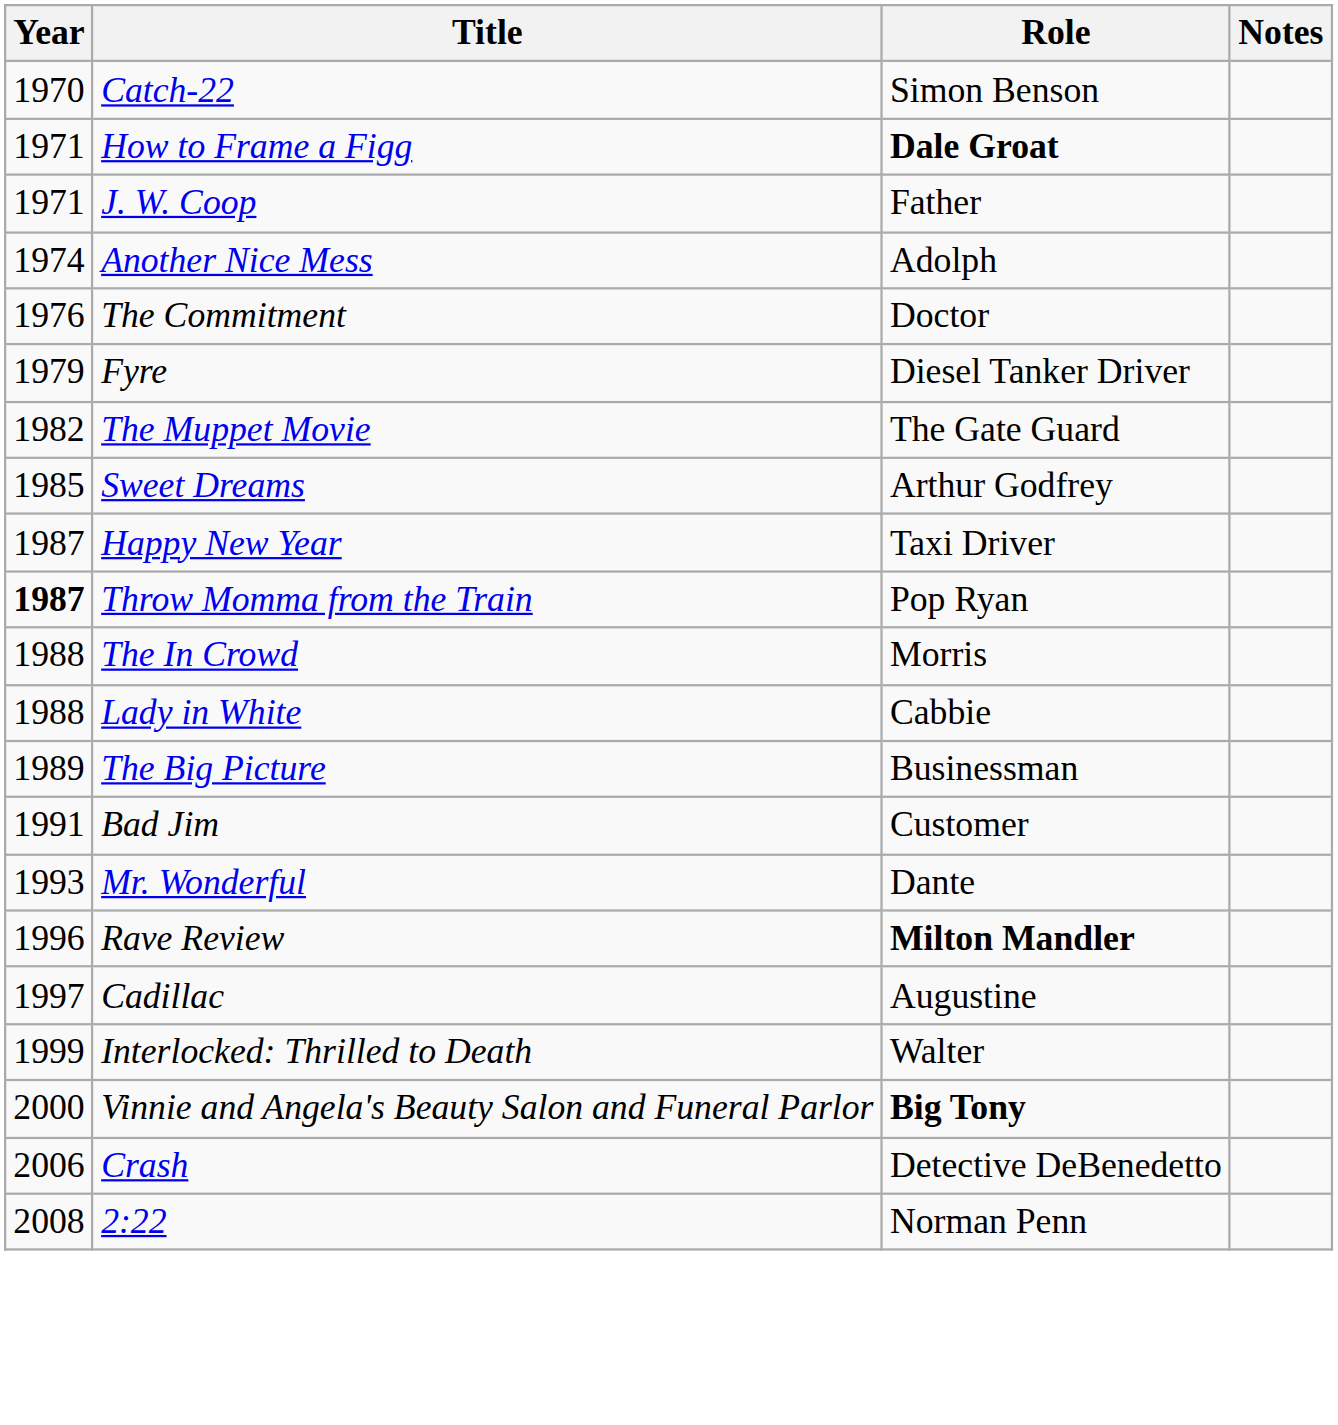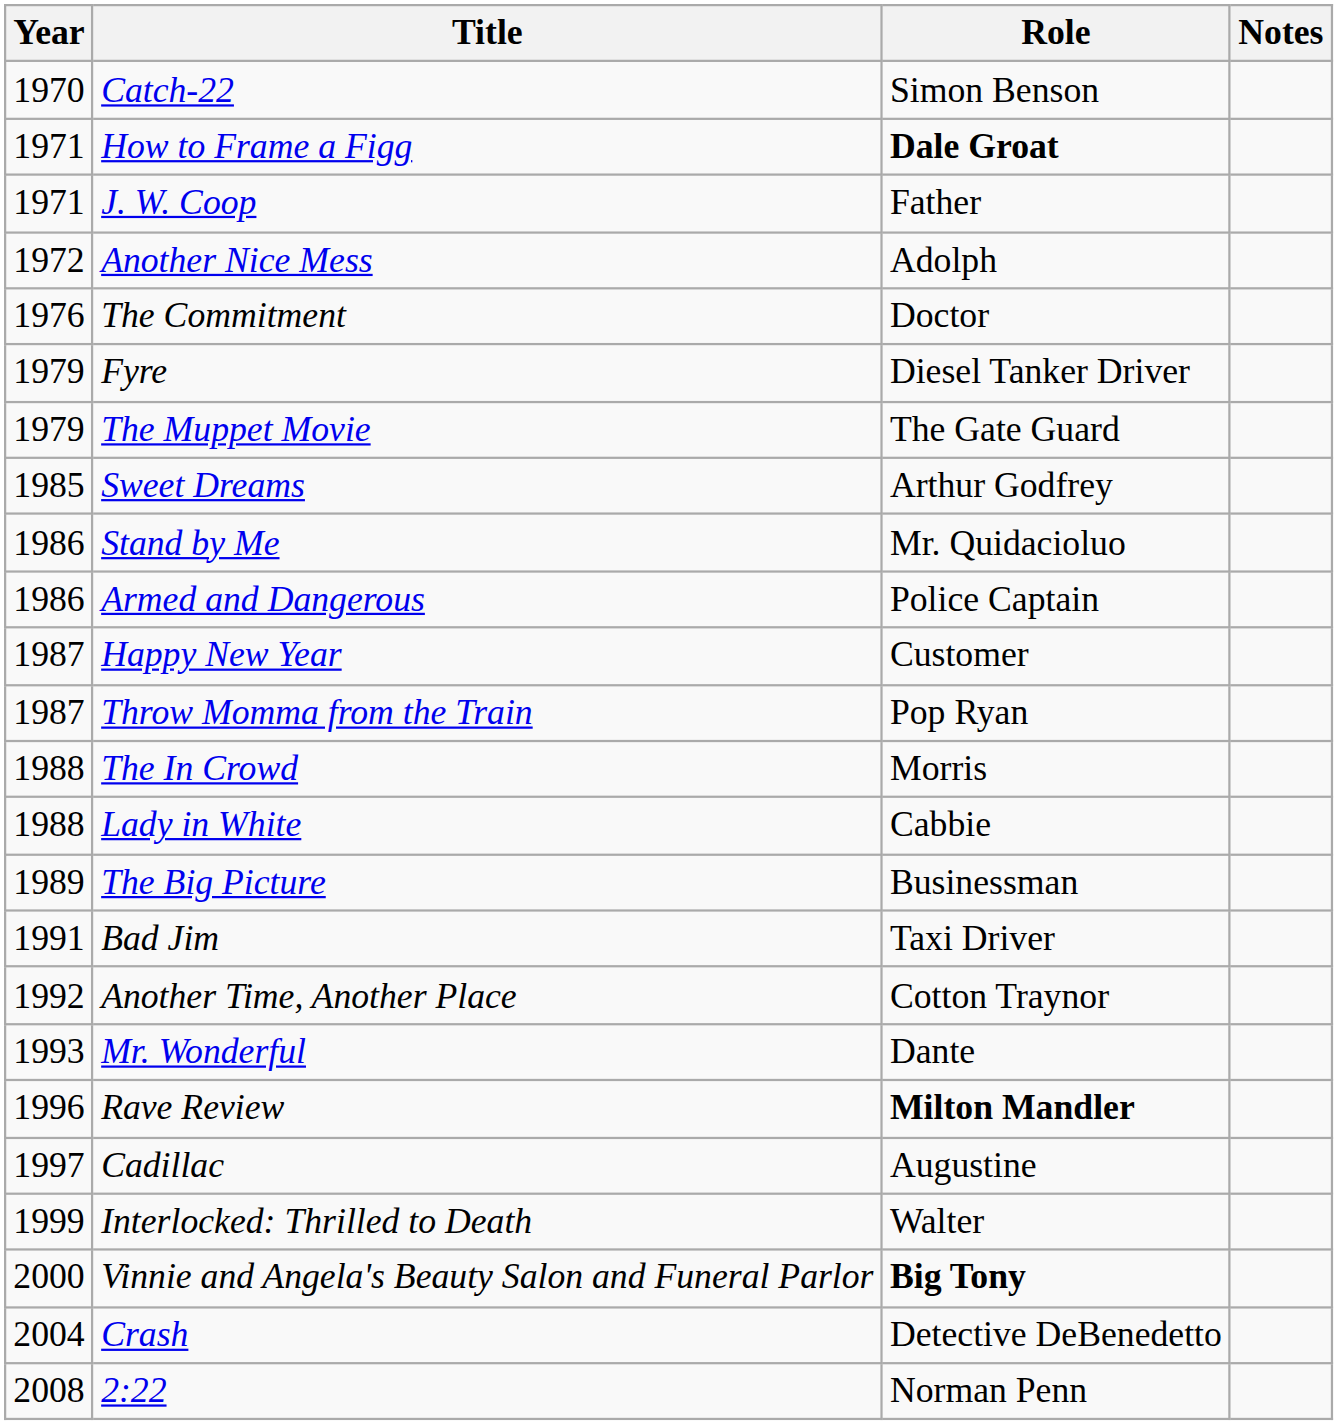(49, 259) 1974 -> (49, 259) 1972
(49, 428) 1982 -> (49, 428) 1979
+ row: (190, 542)
+ row: (263, 598)
(972, 542) Taxi Driver -> (959, 655) Customer
(49, 598) bold -> (49, 711) normal
(959, 825) Customer -> (972, 938) Taxi Driver
+ row: (309, 994)
(49, 1164) 2006 -> (49, 1334) 2004
